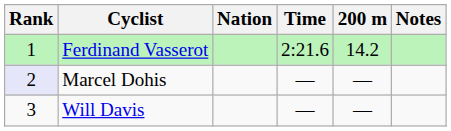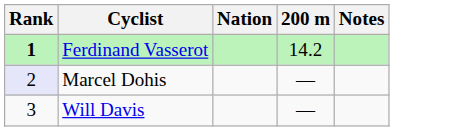- column: (305, 19)
(31, 49) normal -> (31, 49) bold
